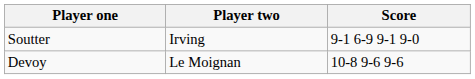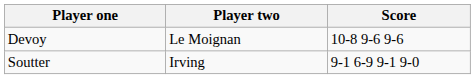rows swapped: (27, 62) <-> (29, 39)
